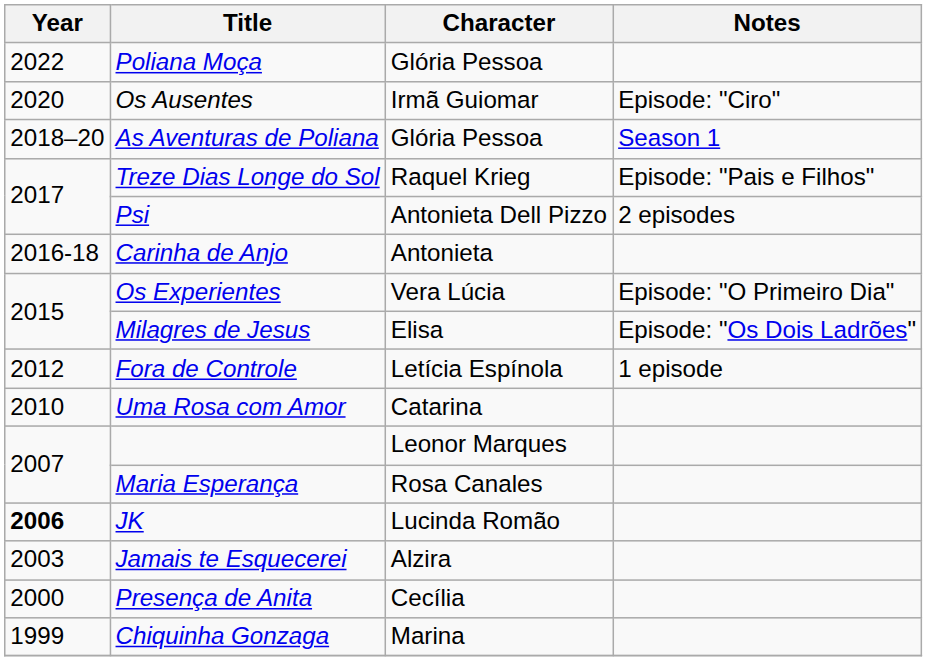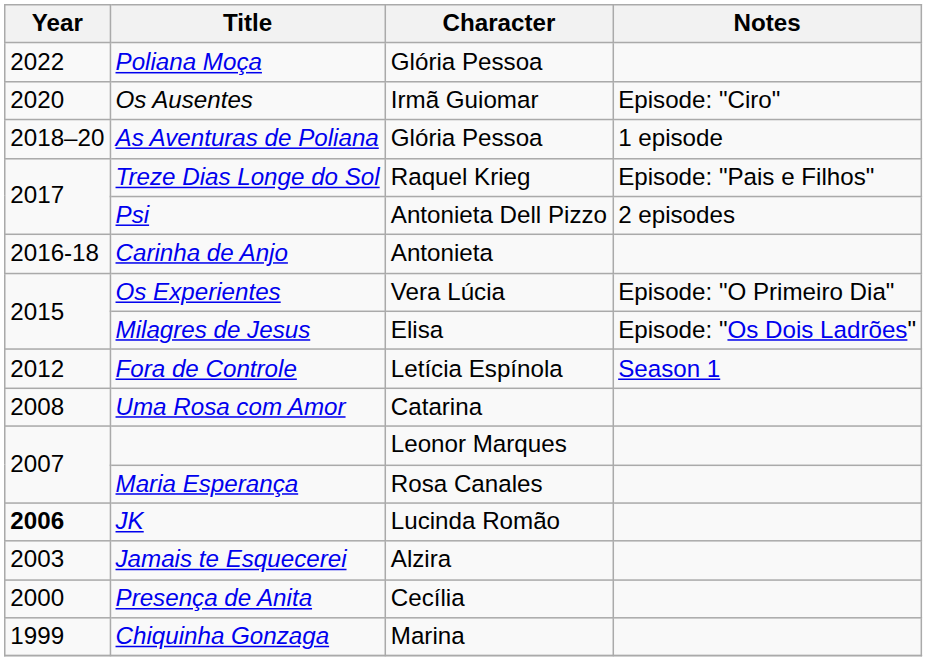(669, 138) Season 1 -> (671, 138) 1 episode
(671, 368) 1 episode -> (669, 368) Season 1
(37, 406) 2010 -> (37, 406) 2008
